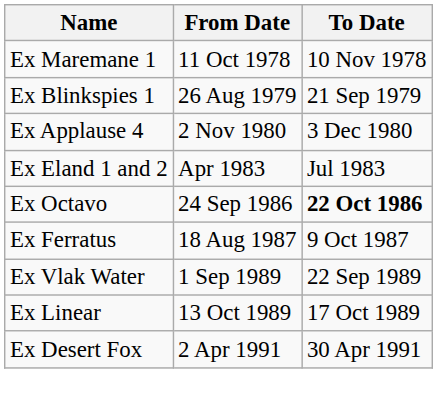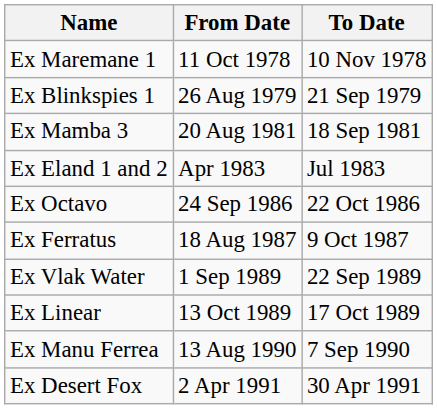- row: (77, 131)
+ row: (69, 131)
(365, 204) bold -> (363, 204) normal
+ row: (84, 349)
